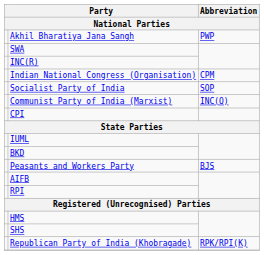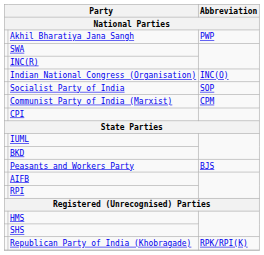(207, 75) CPM -> (214, 75) INC(O)
(214, 101) INC(O) -> (207, 101) CPM
